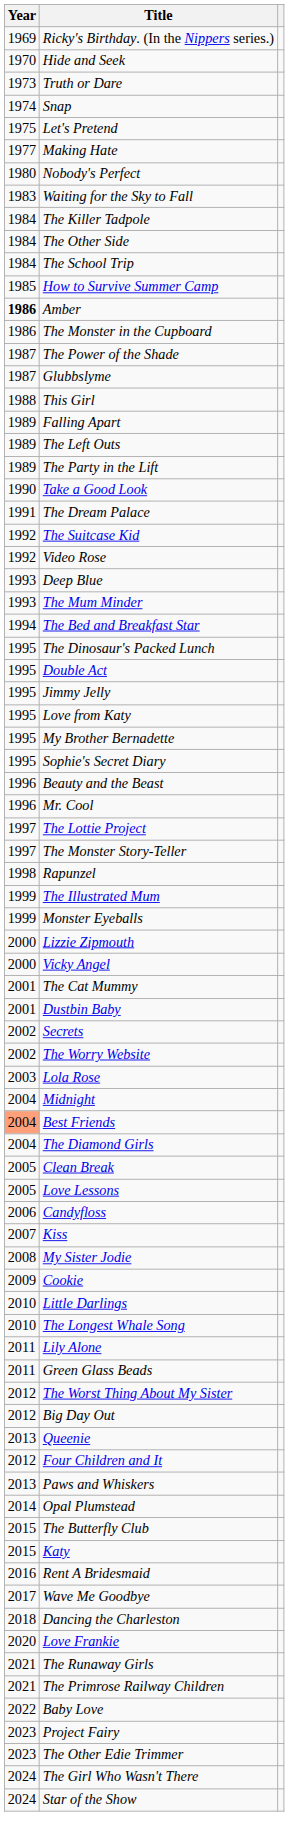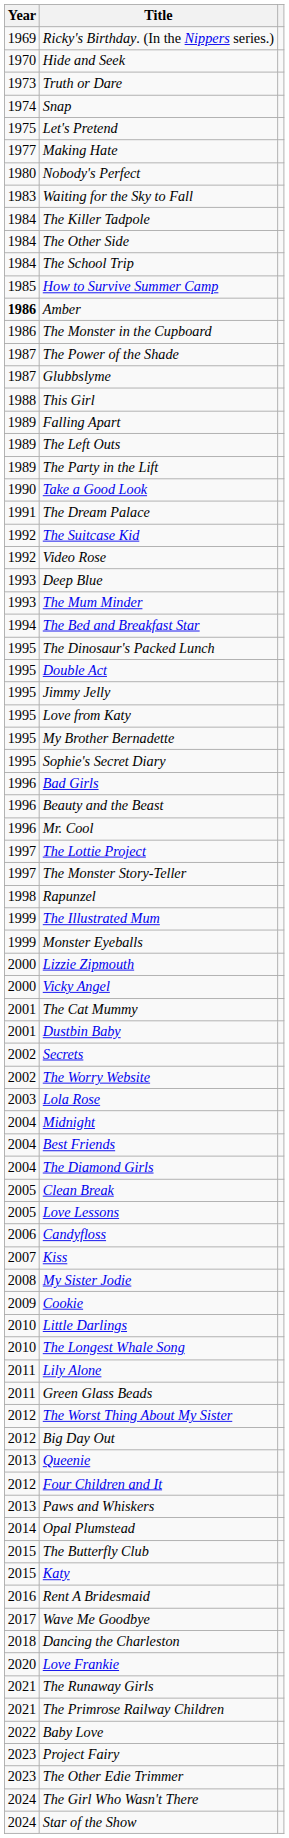+ row: (71, 783)
(22, 1122) lightsalmon background -> (22, 1144) no background
